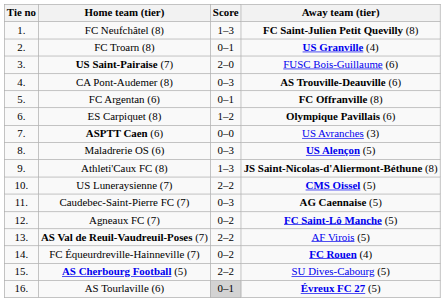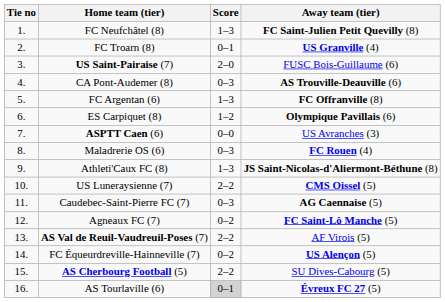(226, 99) 0–1 -> (226, 99) 1–3
(341, 151) US Alençon (5) -> (341, 151) FC Rouen (4)
(341, 254) FC Rouen (4) -> (341, 254) US Alençon (5)
